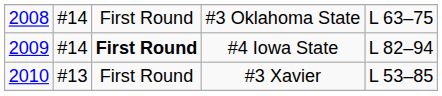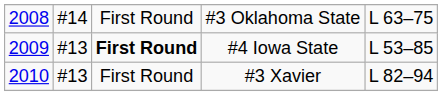(72, 47) #14 -> (72, 47) #13
(401, 47) L 82–94 -> (401, 47) L 53–85
(401, 76) L 53–85 -> (401, 76) L 82–94
